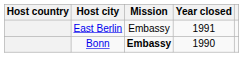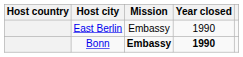(204, 28) 1991 -> (204, 28) 1990
(204, 44) normal -> (204, 44) bold
